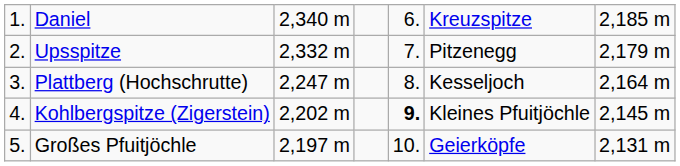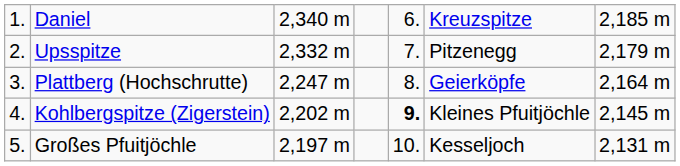(477, 82) Kesseljoch -> (477, 82) Geierköpfe
(477, 144) Geierköpfe -> (477, 144) Kesseljoch
